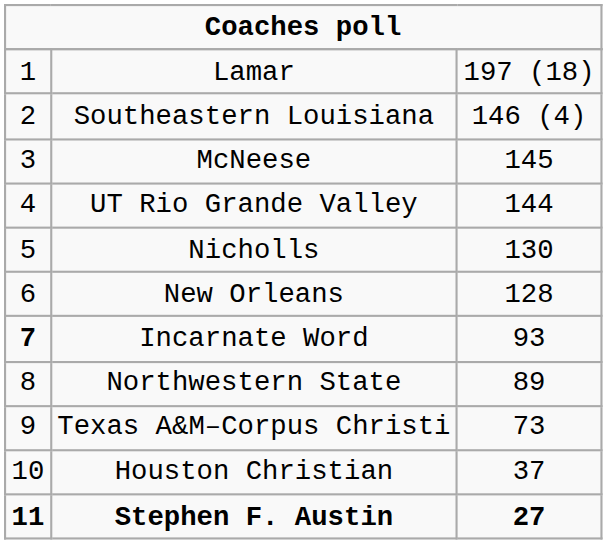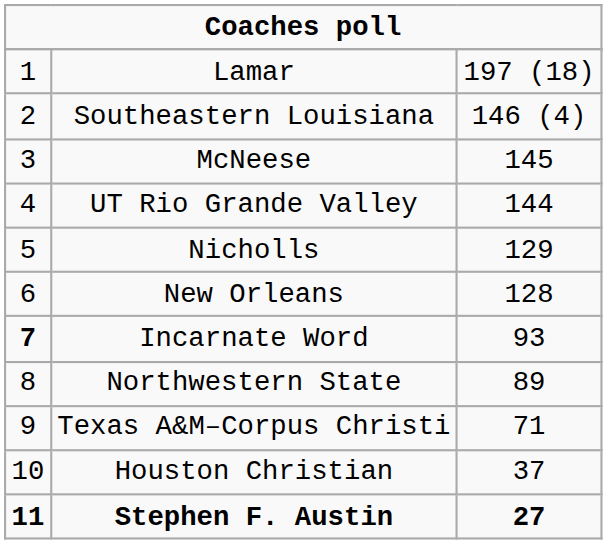(529, 250) 130 -> (529, 250) 129
(529, 428) 73 -> (529, 428) 71
